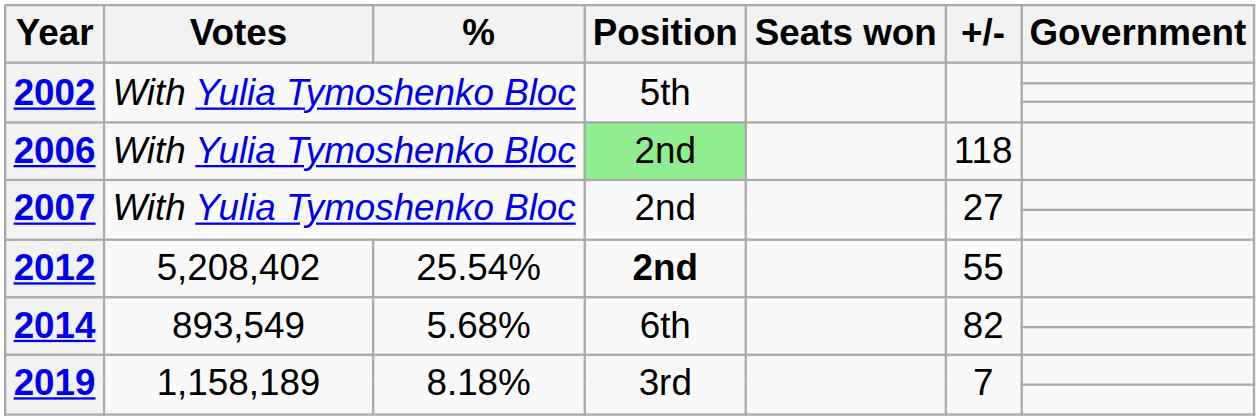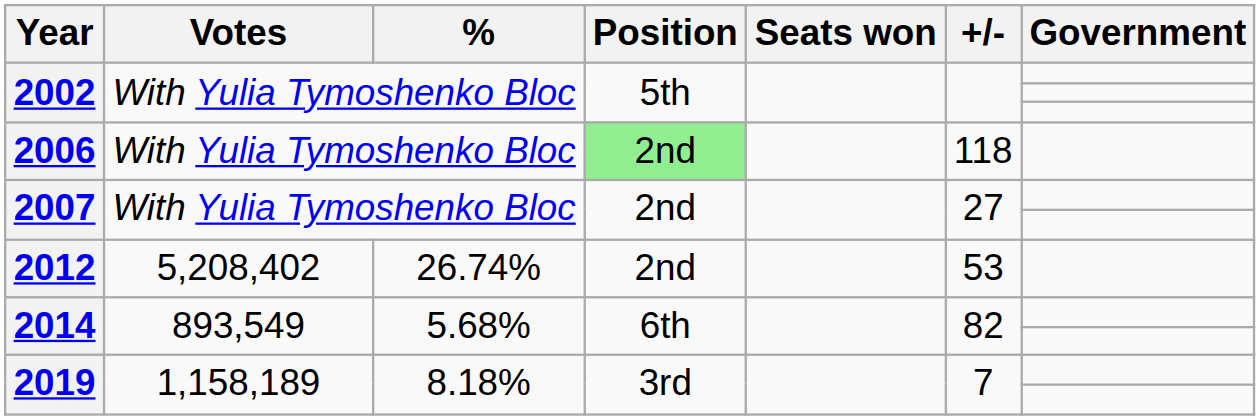(479, 267) 25.54% -> (479, 267) 26.74%
(665, 267) bold -> (665, 267) normal
(983, 267) 55 -> (983, 267) 53
